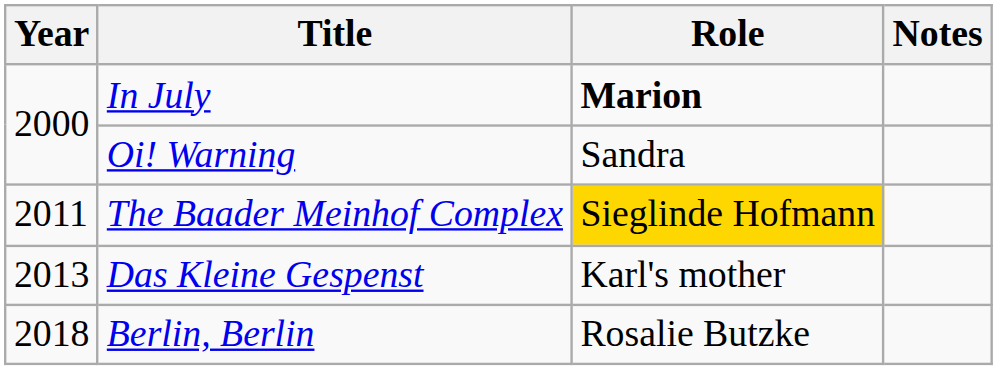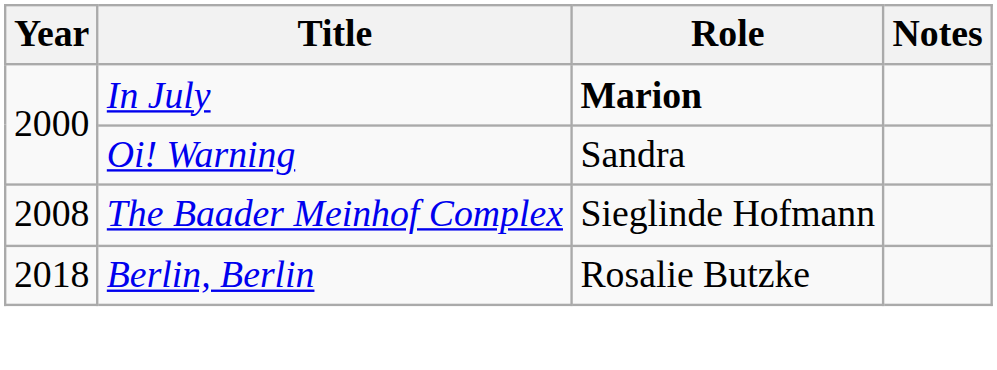(51, 214) 2011 -> (52, 214) 2008
(728, 214) gold background -> (728, 214) no background
- row: (265, 273)
